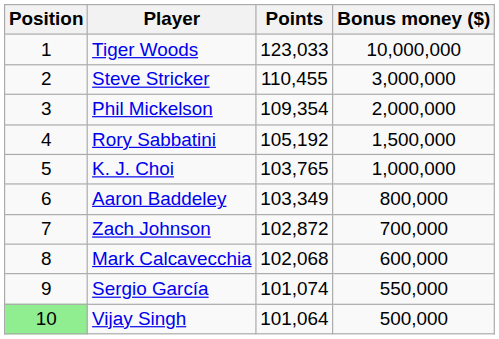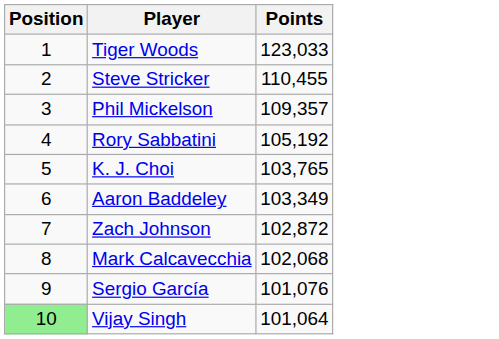- column: (414, 19)
(294, 109) 109,354 -> (294, 109) 109,357
(294, 288) 101,074 -> (294, 288) 101,076
